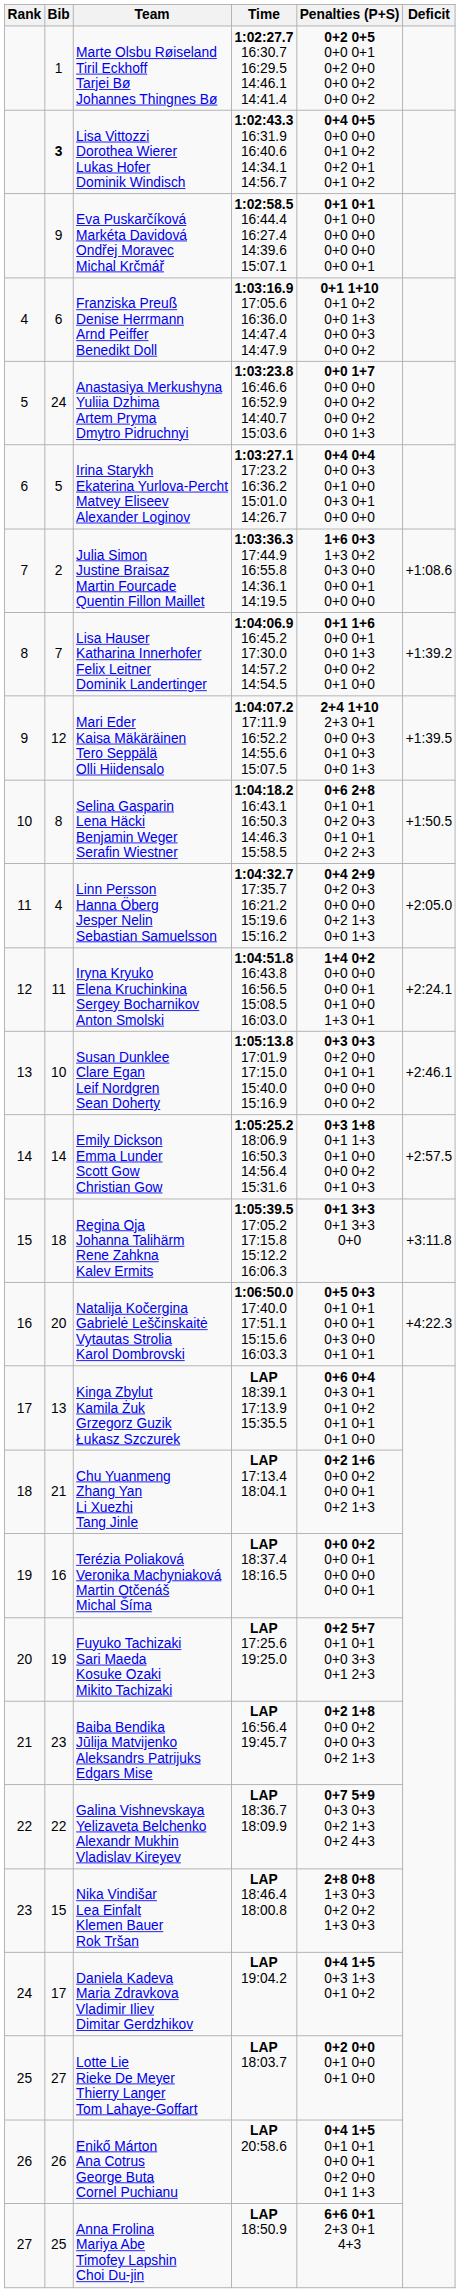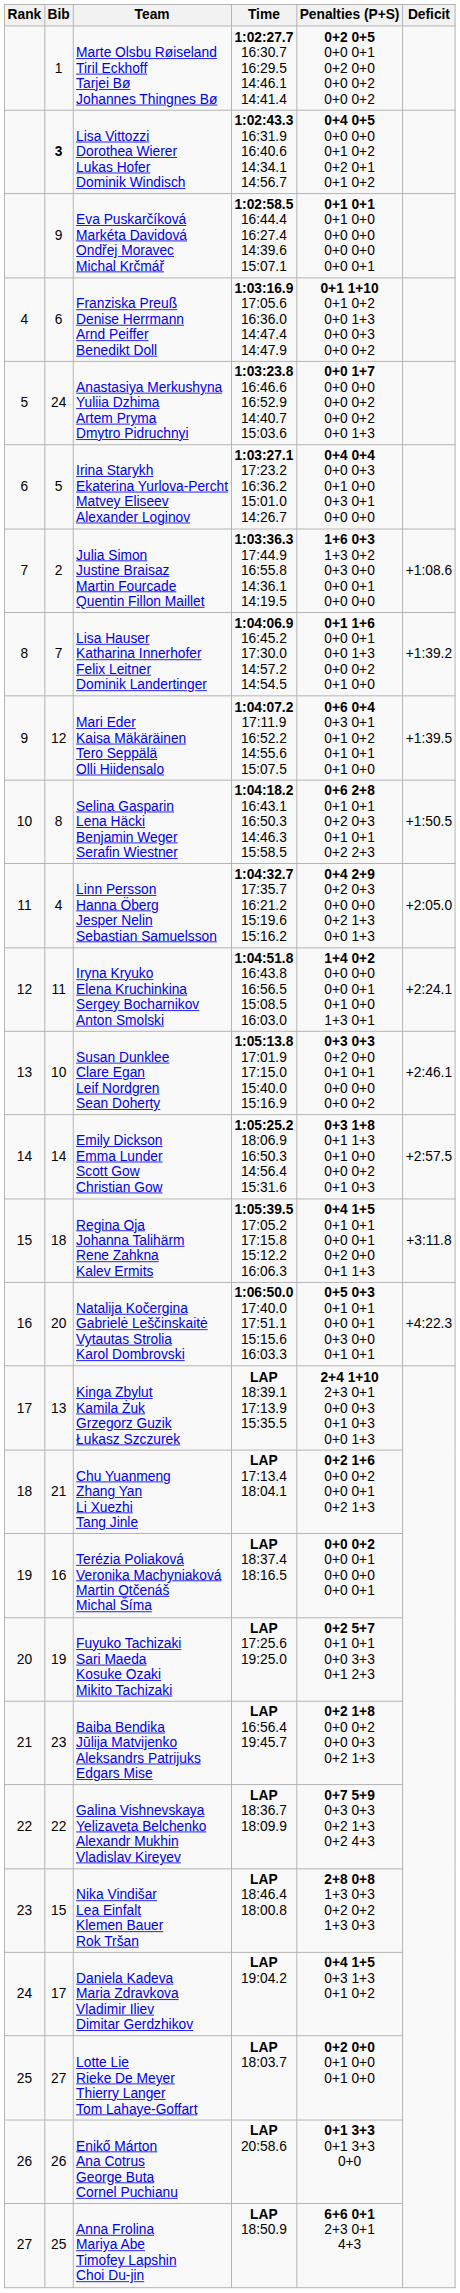(350, 738) 2+4 1+10 2+3 0+1 0+0 0+3 0+1 0+3 0+0 1+3 -> (350, 738) 0+6 0+4 0+3 0+1 0+1 0+2 0+1 0+1 0+1 0+0
(350, 1225) 0+1 3+3 0+1 3+3 0+0 -> (350, 1240) 0+4 1+5 0+1 0+1 0+0 0+1 0+2 0+0 0+1 1+3
(350, 1408) 0+6 0+4 0+3 0+1 0+1 0+2 0+1 0+1 0+1 0+0 -> (350, 1408) 2+4 1+10 2+3 0+1 0+0 0+3 0+1 0+3 0+0 1+3
(350, 2161) 0+4 1+5 0+1 0+1 0+0 0+1 0+2 0+0 0+1 1+3 -> (350, 2146) 0+1 3+3 0+1 3+3 0+0
